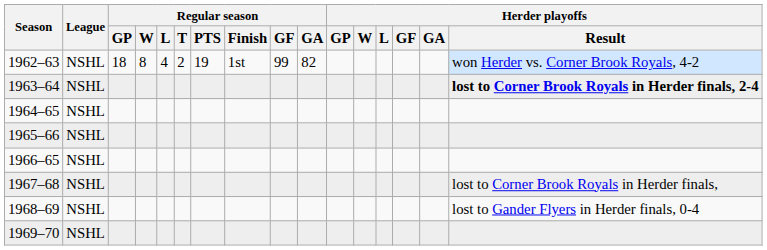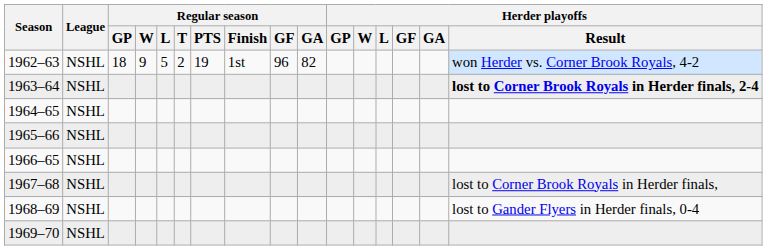(143, 62) 8 -> (143, 62) 9
(164, 62) 4 -> (164, 62) 5
(281, 62) 99 -> (281, 62) 96
